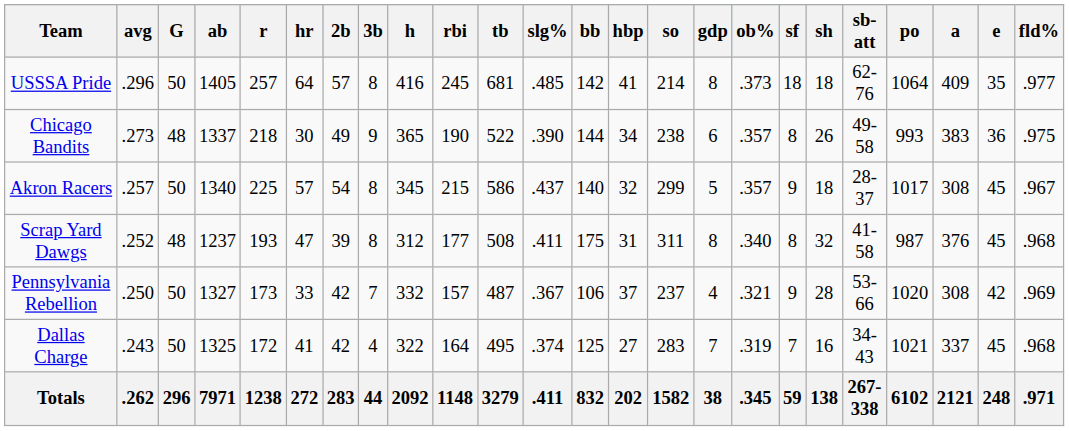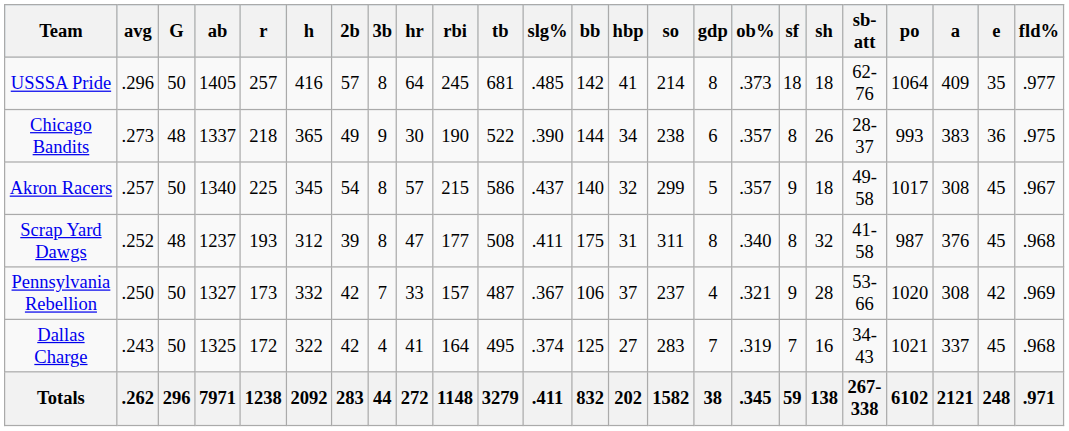columns swapped: (410, 30) <-> (304, 30)
(865, 136) 49-58 -> (865, 136) 28-37
(865, 188) 28-37 -> (865, 188) 49-58
